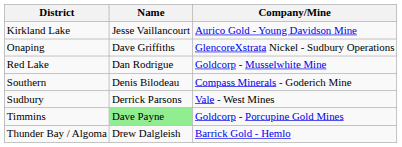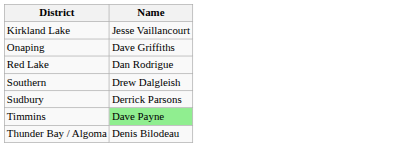- column: (295, 13)
(146, 82) Denis Bilodeau -> (146, 82) Drew Dalgleish
(146, 133) Drew Dalgleish -> (146, 133) Denis Bilodeau
